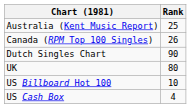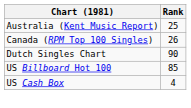- row: (12, 68)
(173, 82) 10 -> (173, 68) 85
